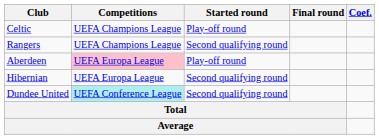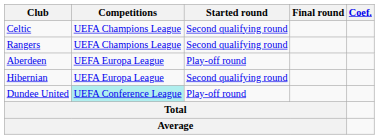(216, 28) Play-off round -> (237, 28) Second qualifying round
(119, 61) pink background -> (119, 61) no background
(237, 93) Second qualifying round -> (216, 93) Play-off round
